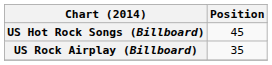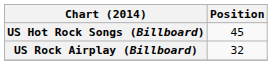(237, 51) 35 -> (237, 51) 32
